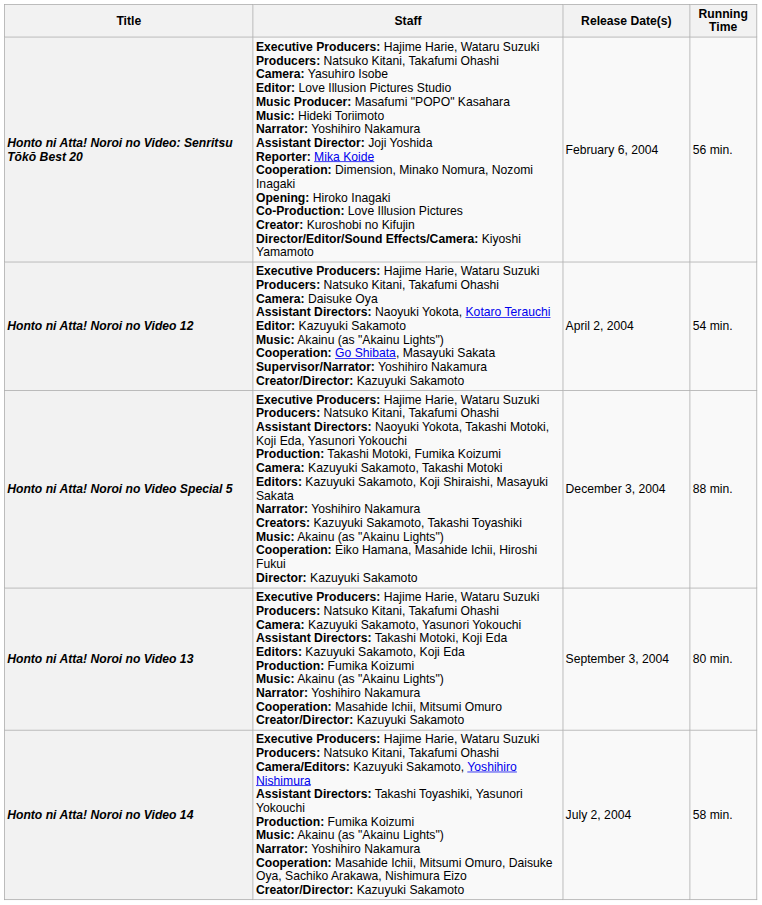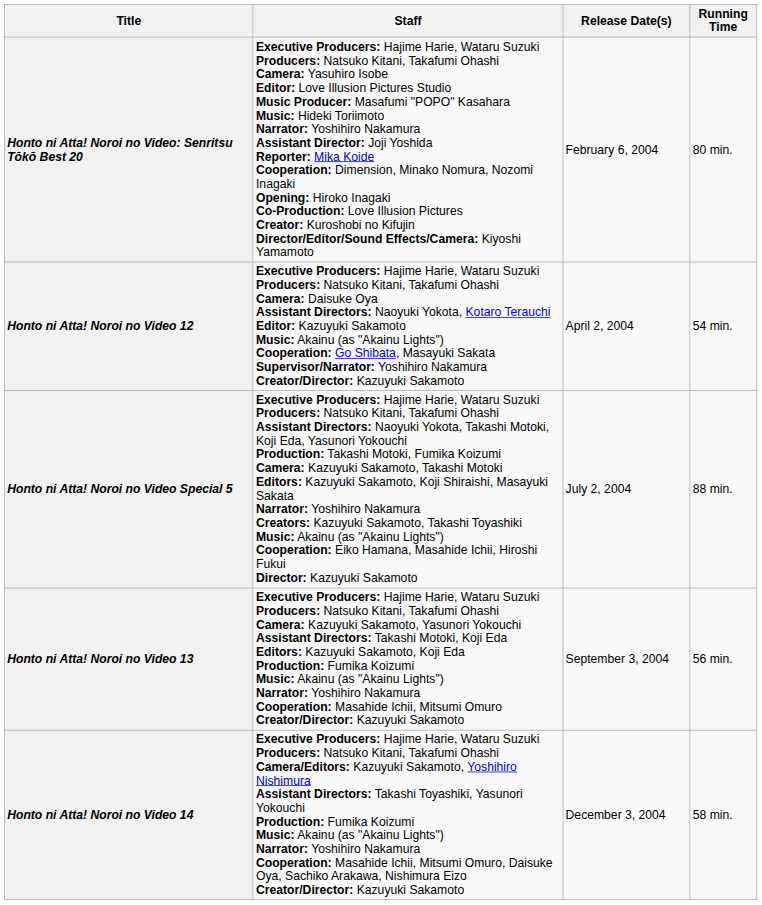(713, 149) 56 min. -> (713, 149) 80 min.
(616, 489) December 3, 2004 -> (598, 489) July 2, 2004
(713, 659) 80 min. -> (713, 659) 56 min.
(598, 815) July 2, 2004 -> (616, 815) December 3, 2004
